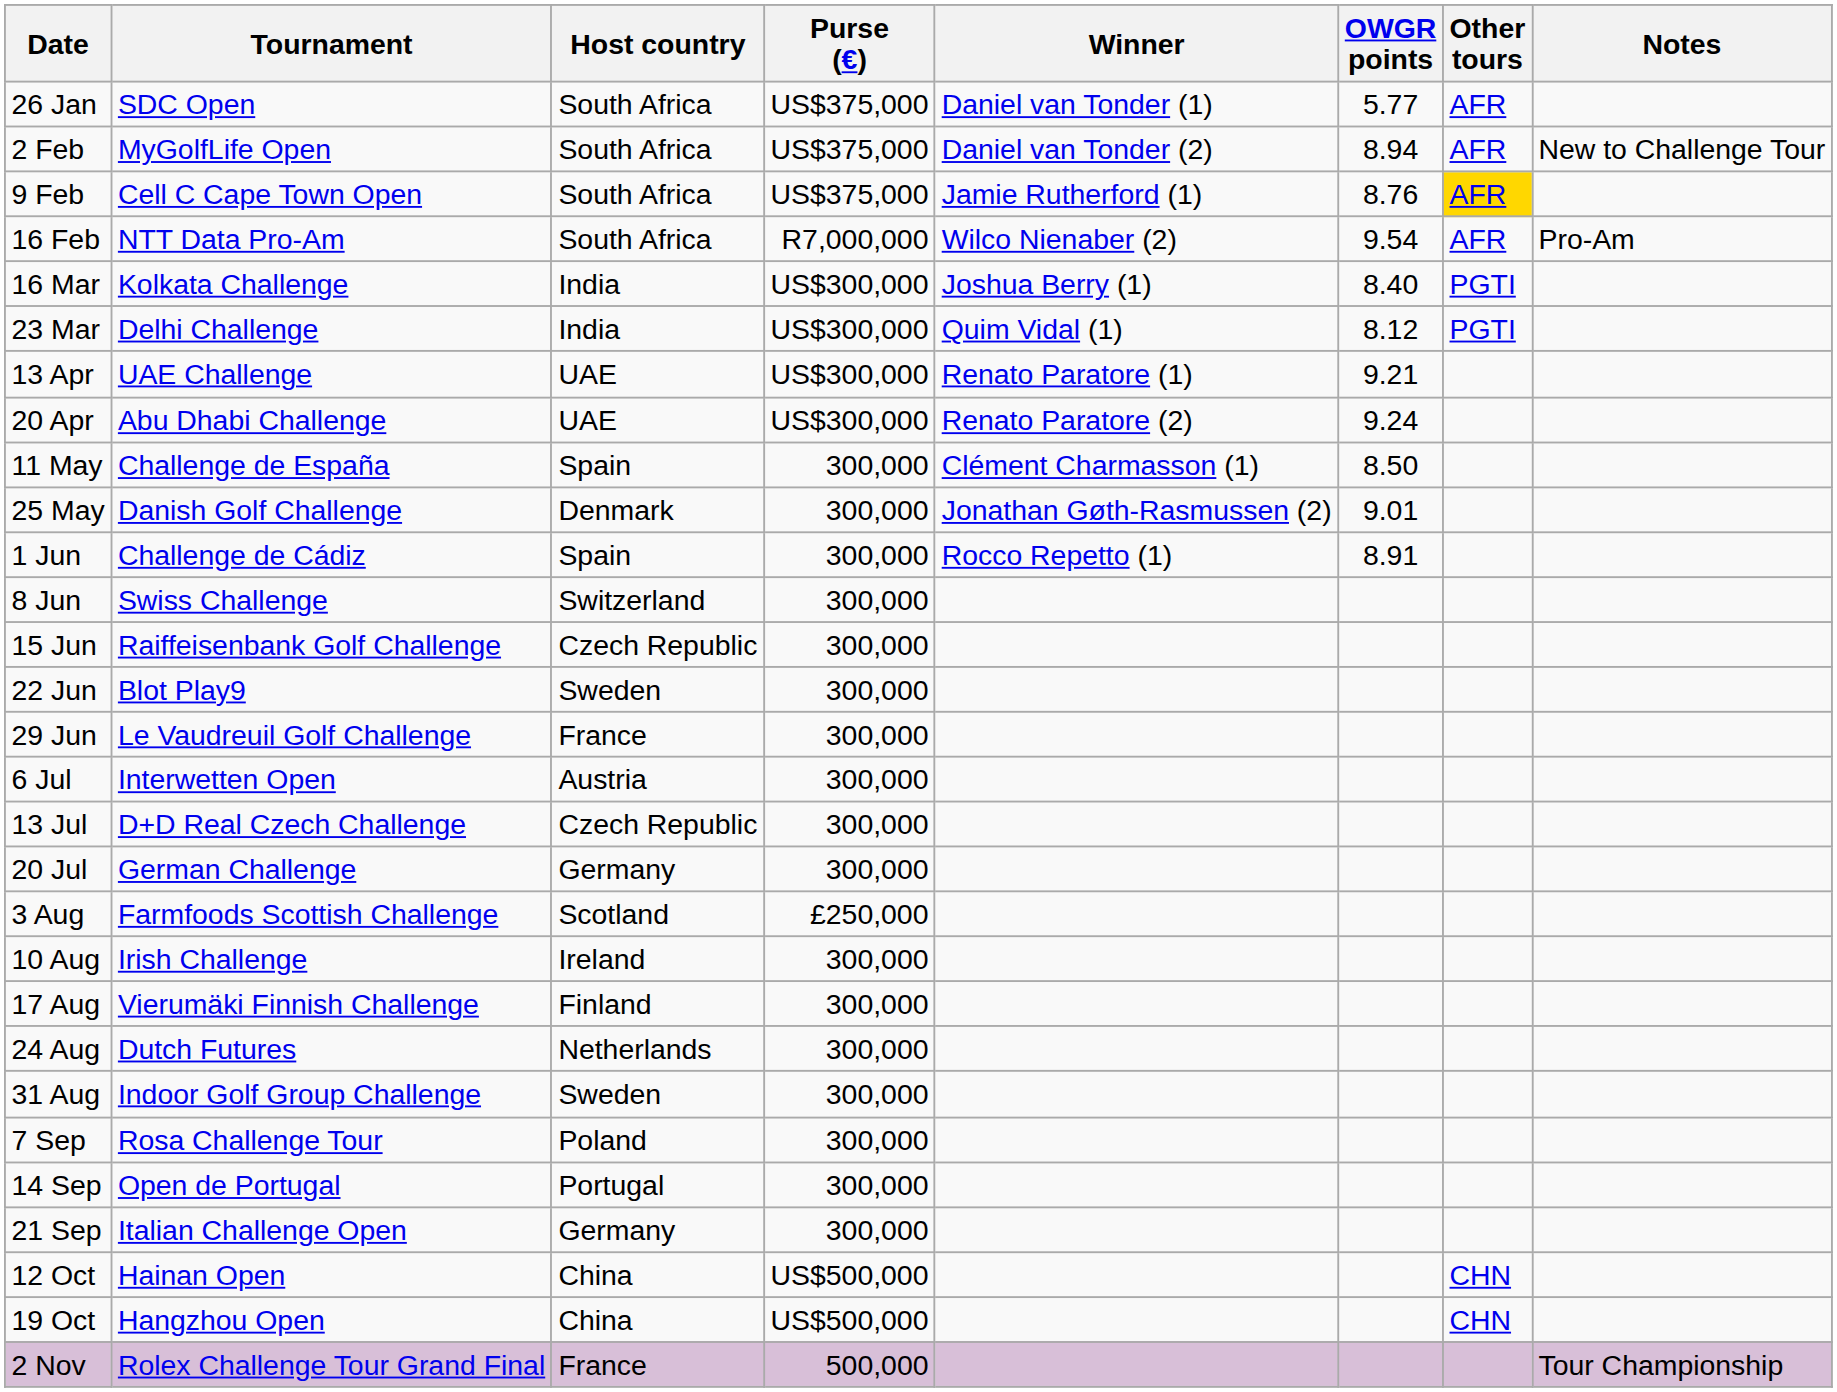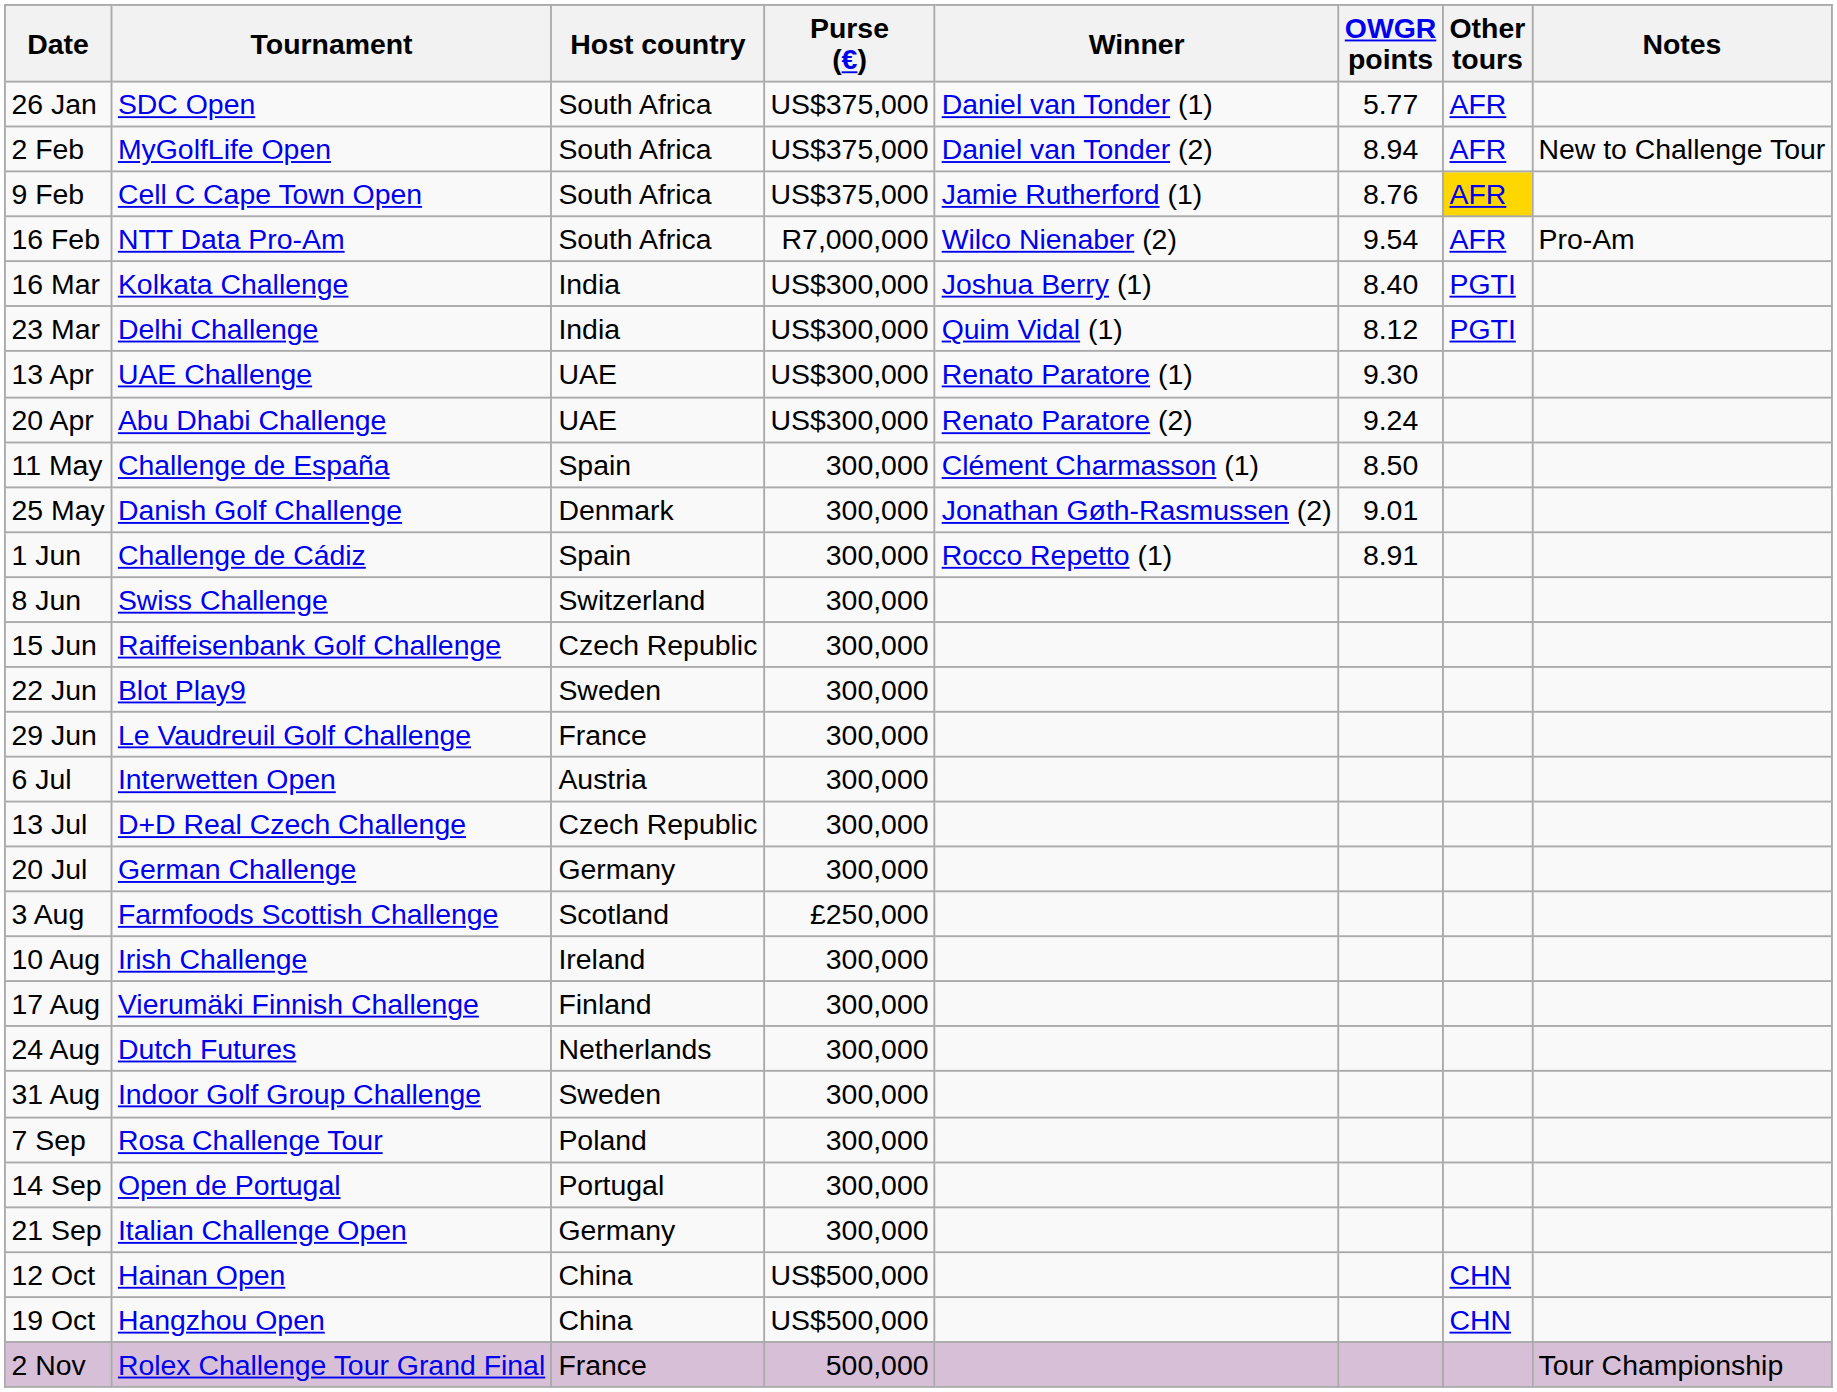(1391, 374) 9.21 -> (1391, 374) 9.30
